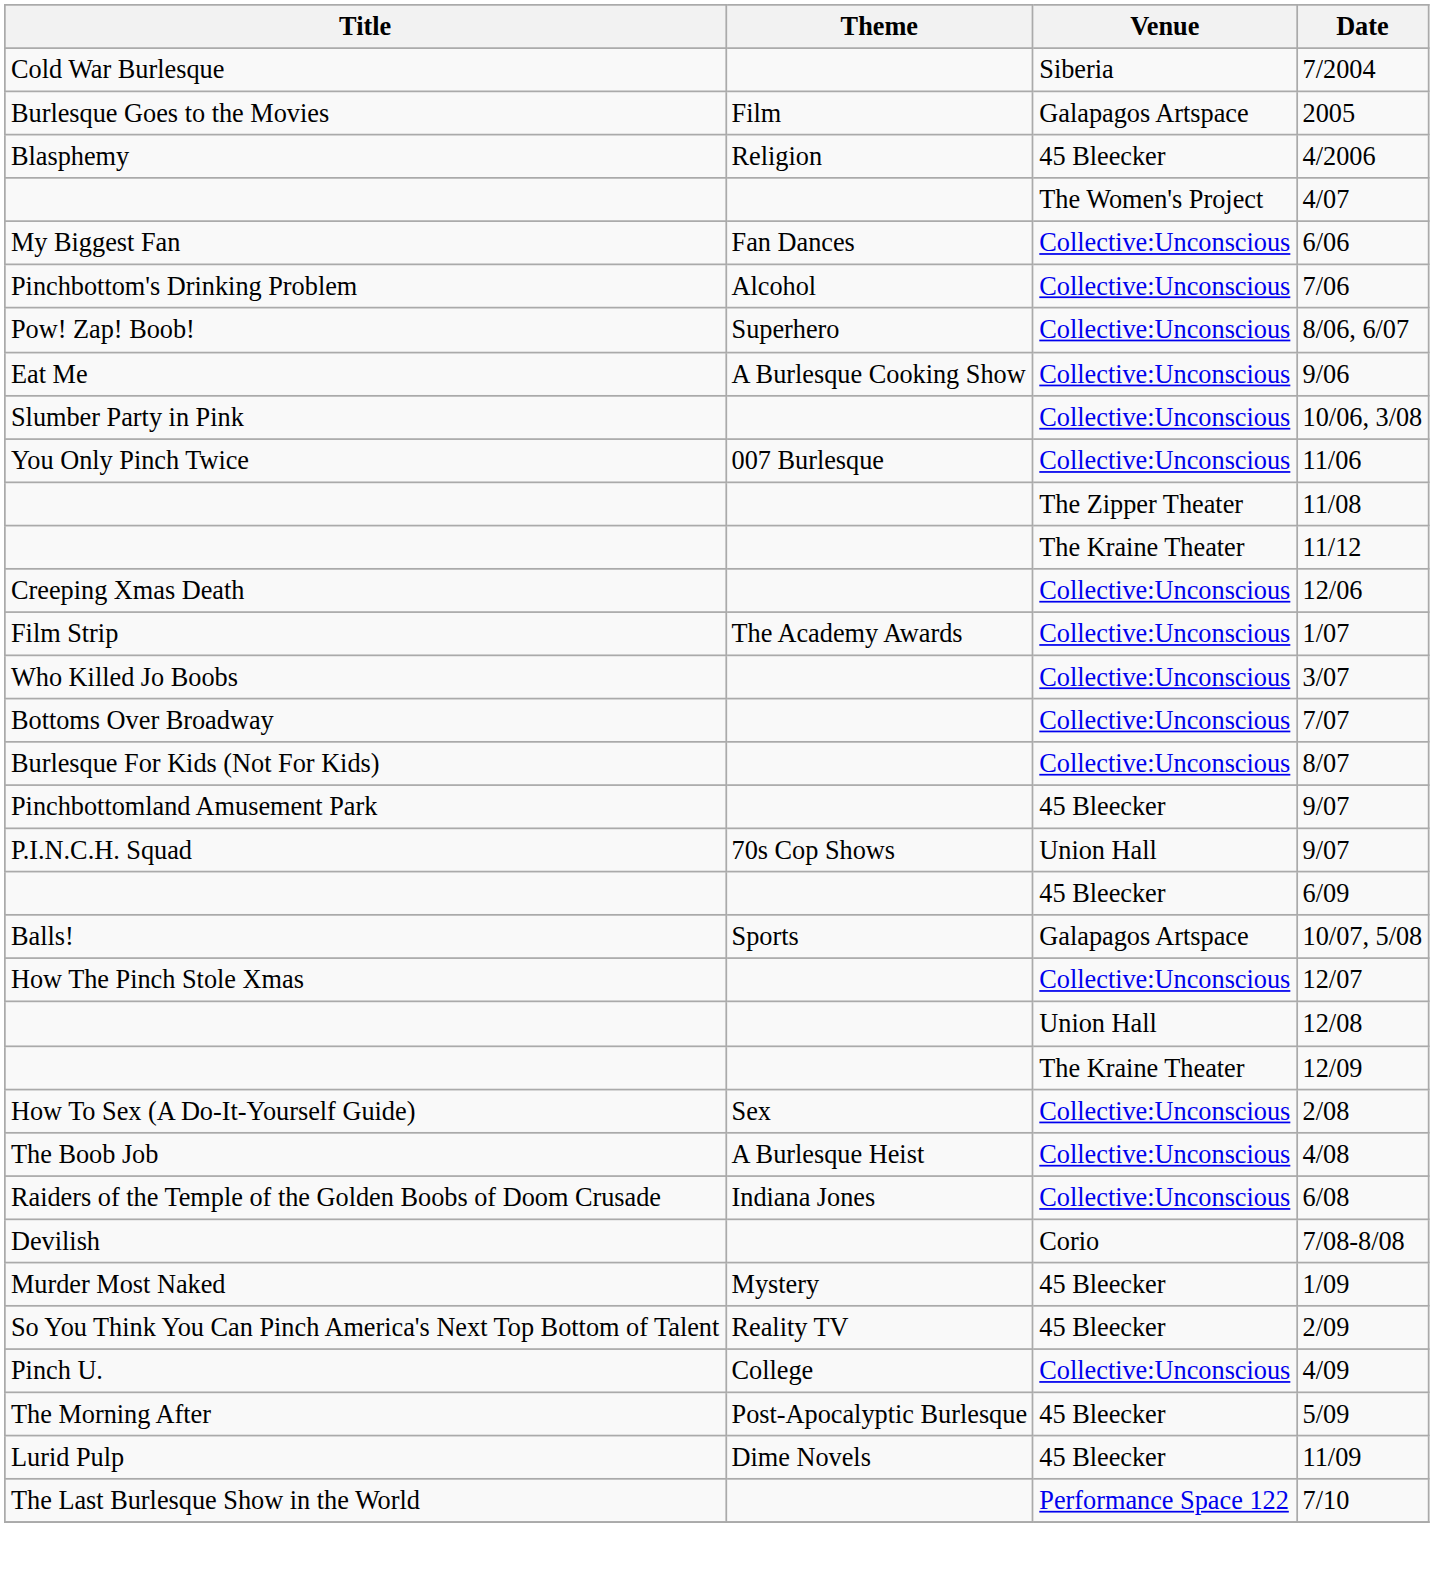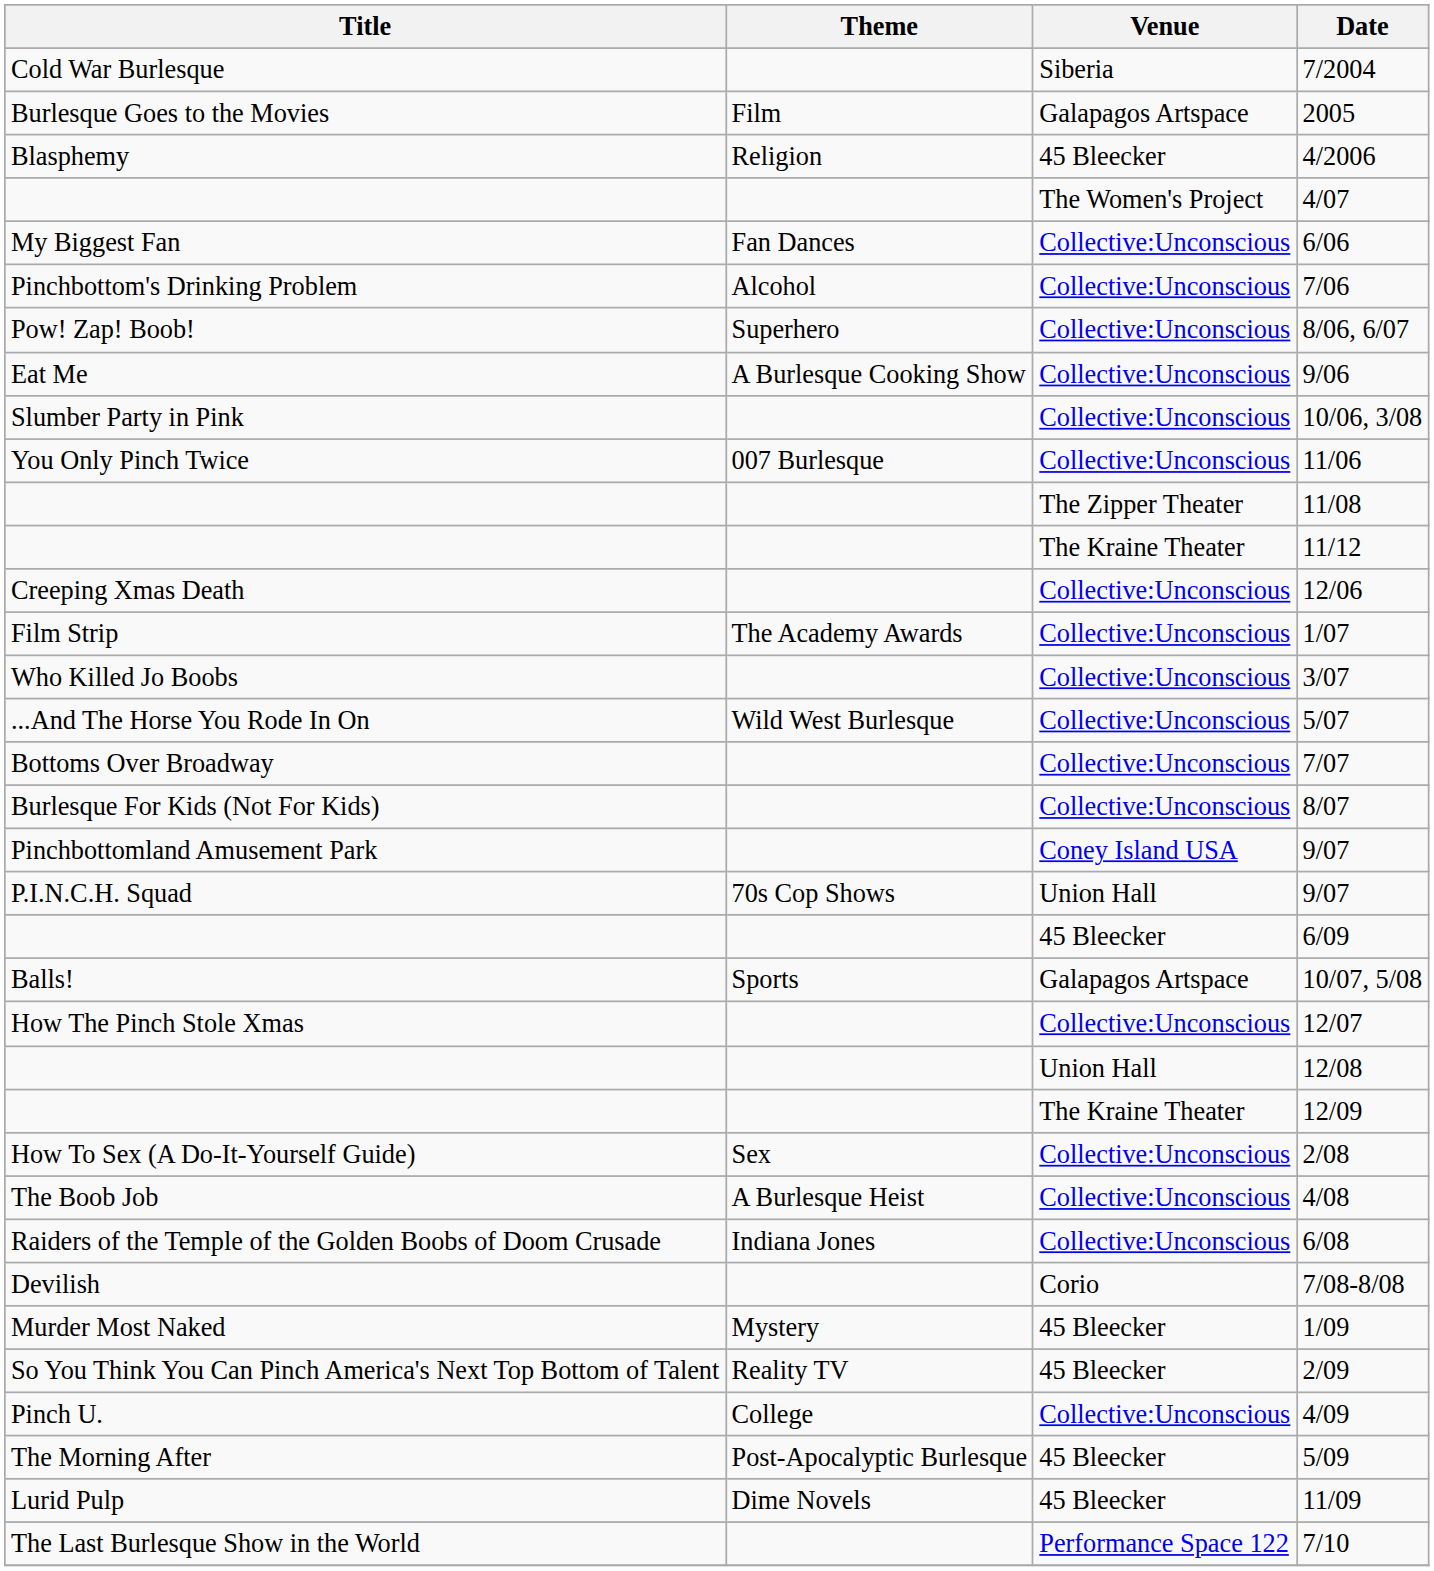+ row: (190, 720)
(1102, 806) 45 Bleecker -> (1139, 850) Coney Island USA
